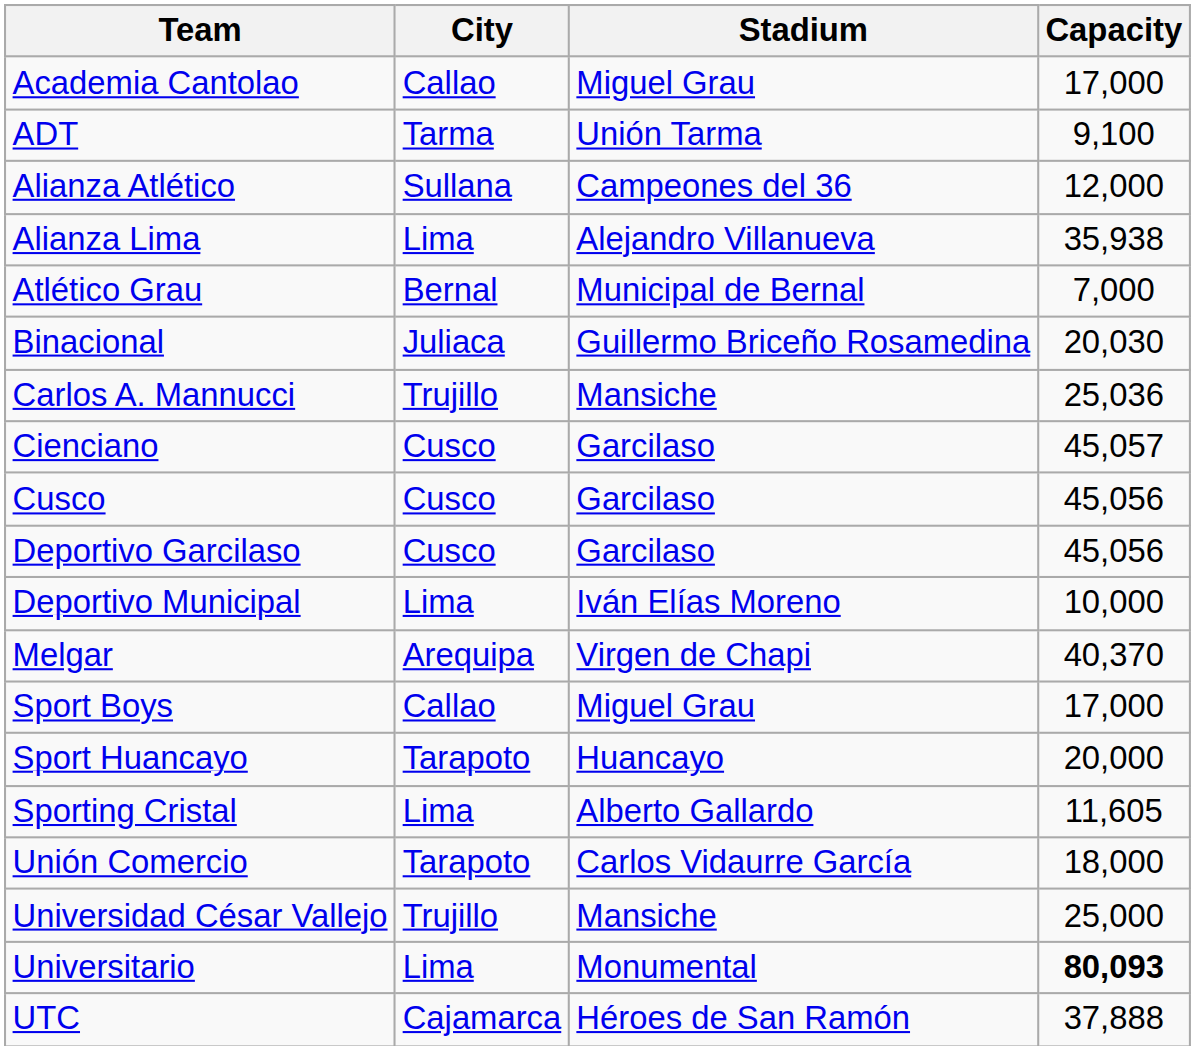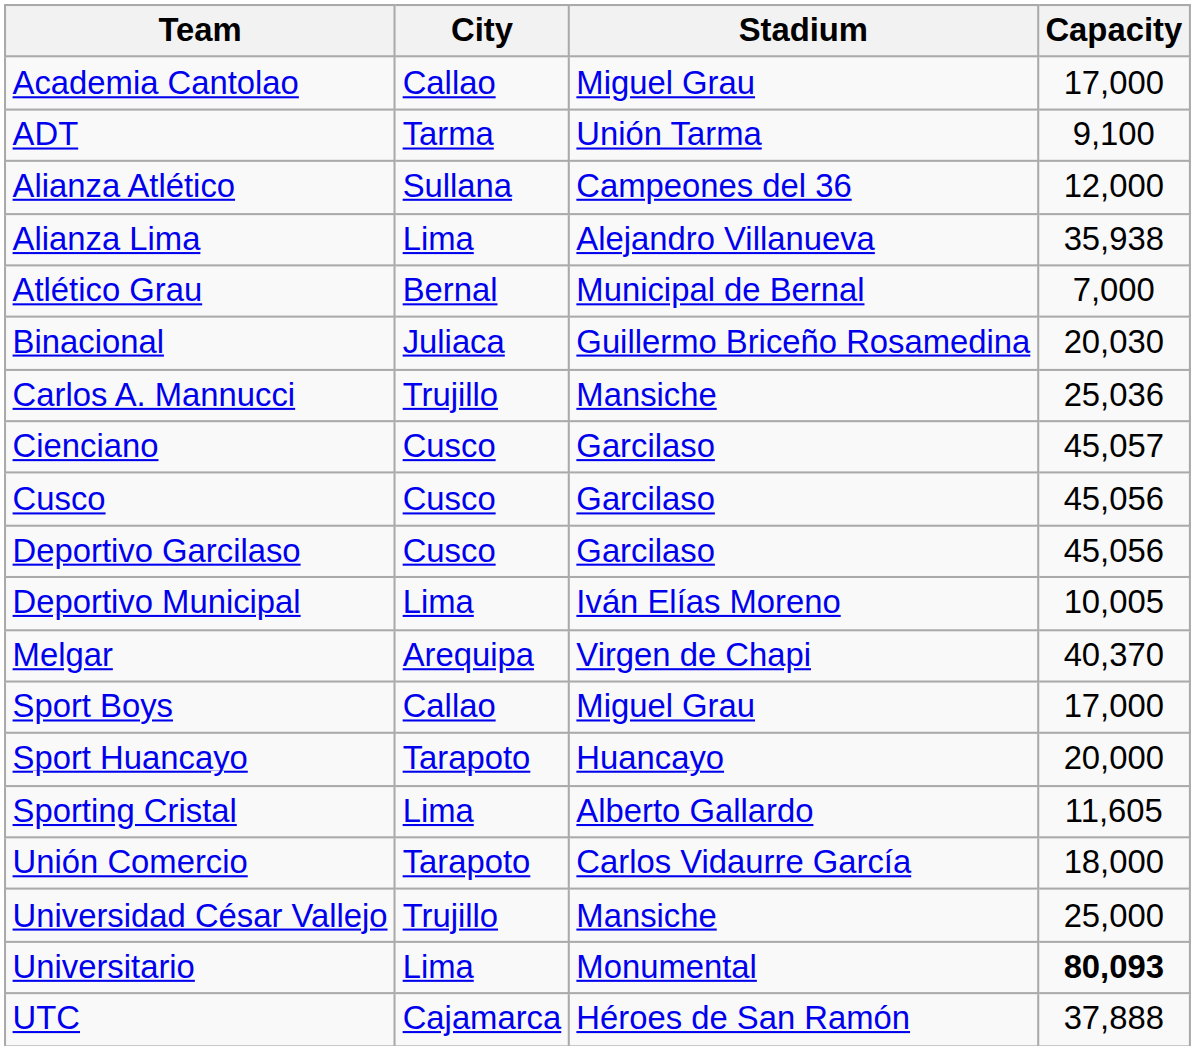(1114, 602) 10,000 -> (1114, 602) 10,005
